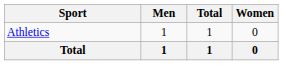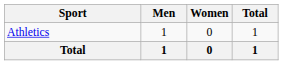columns swapped: (255, 13) <-> (209, 13)
